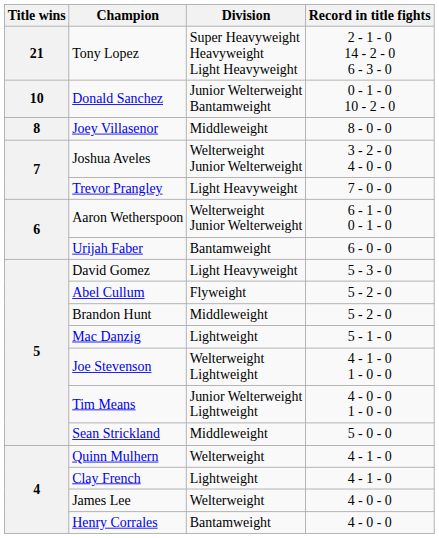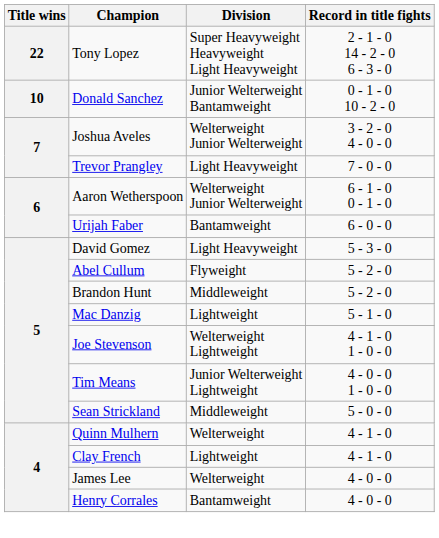(37, 53) 21 -> (37, 53) 22
- row: (115, 128)
